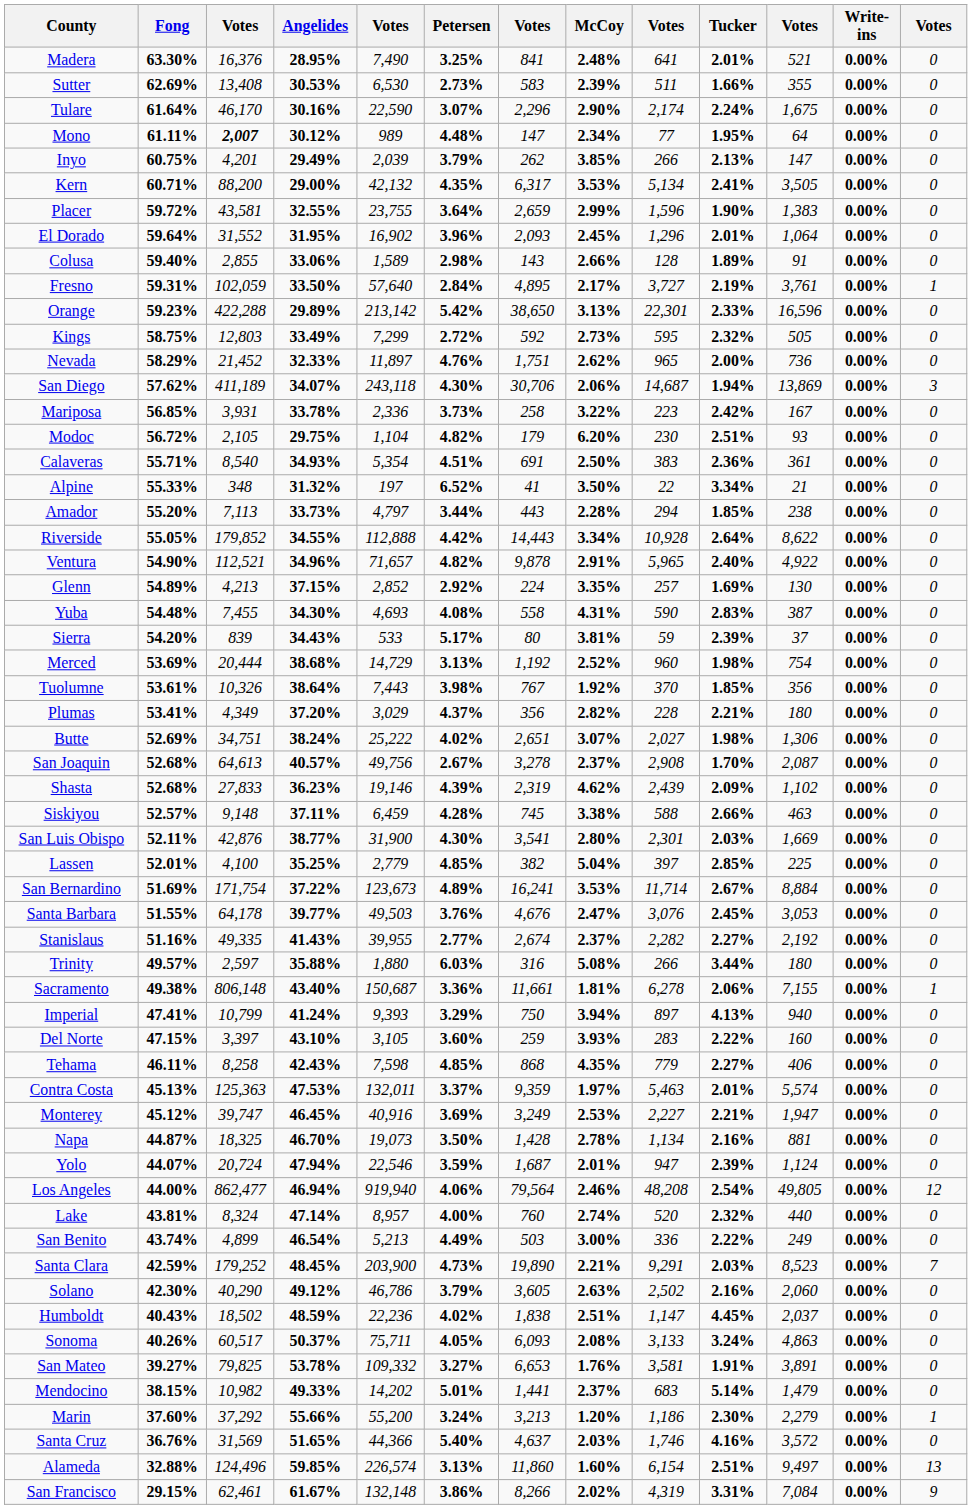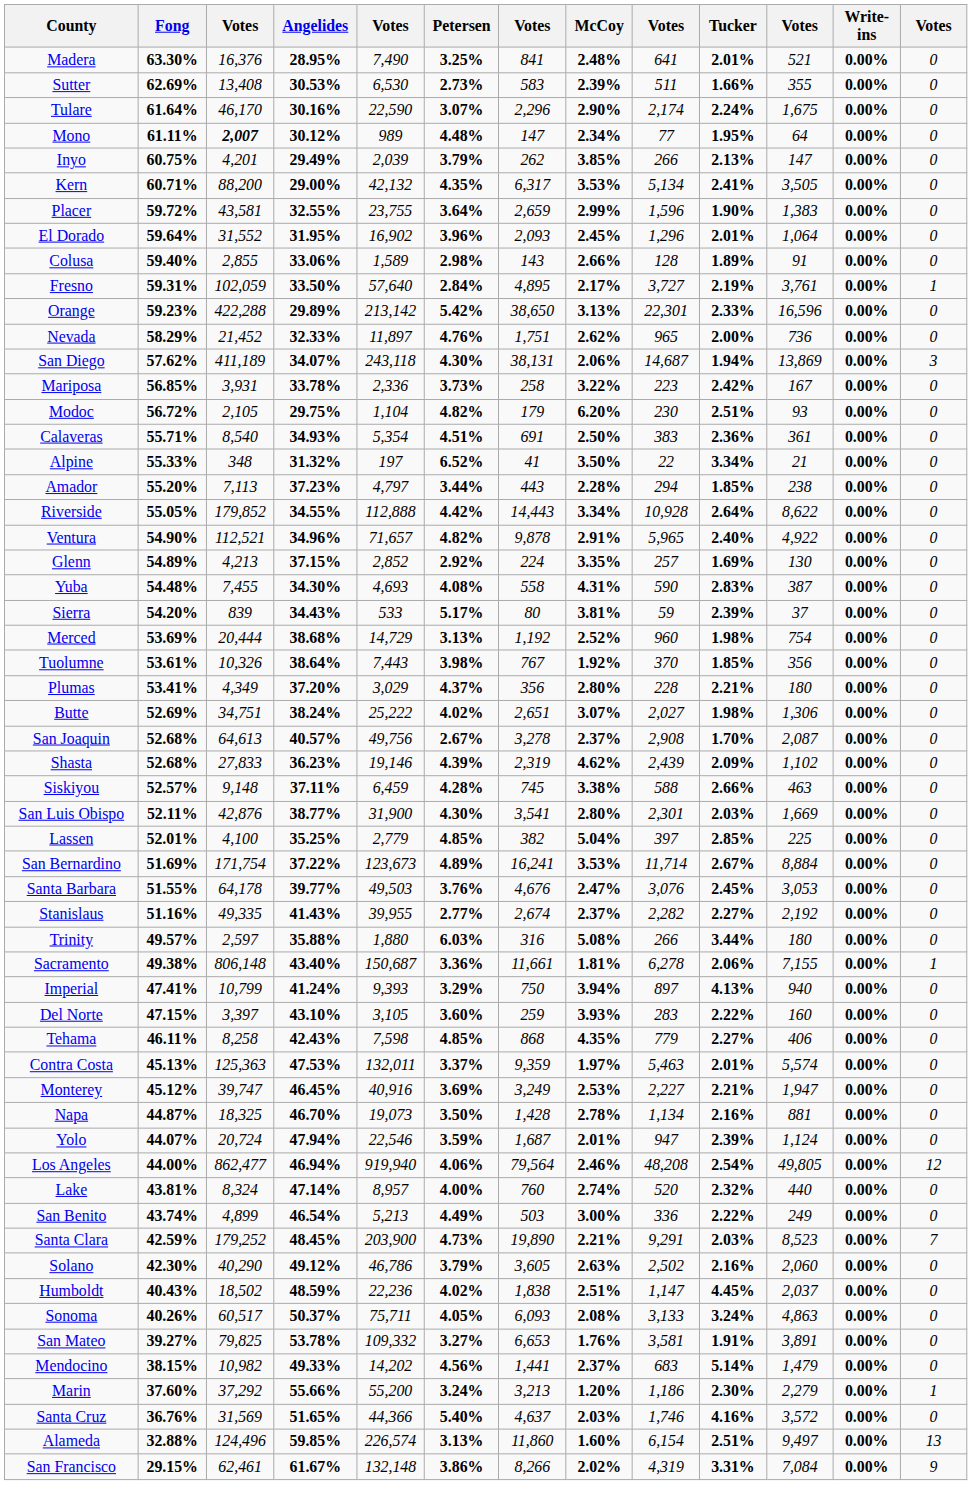- row: (71, 336)
(532, 386) 30,706 -> (532, 361) 38,131
(315, 512) 33.73% -> (315, 487) 37.23%
(599, 713) 2.82% -> (599, 688) 2.80%
(462, 1391) 5.01% -> (462, 1366) 4.56%
